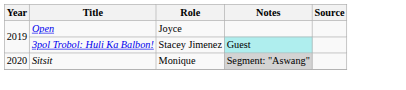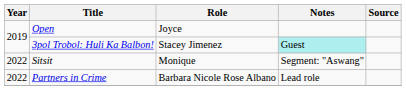(17, 61) 2020 -> (17, 61) 2022
(268, 61) lightgrey background -> (322, 61) no background
+ row: (69, 77)
